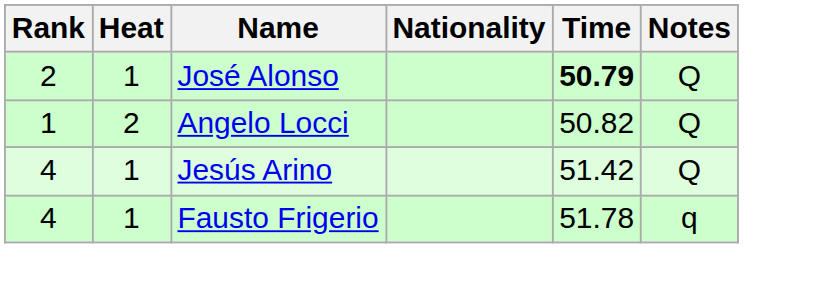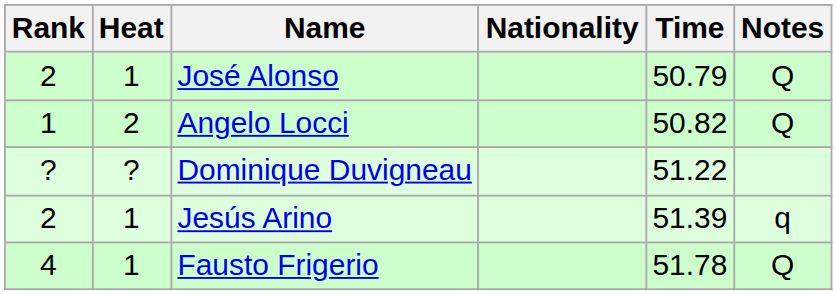(597, 75) bold -> (690, 75) normal
+ row: (325, 170)
(48, 170) 4 -> (48, 218) 2
(597, 170) 51.42 -> (690, 218) 51.39
(689, 170) Q -> (783, 218) q
(689, 218) q -> (783, 265) Q
